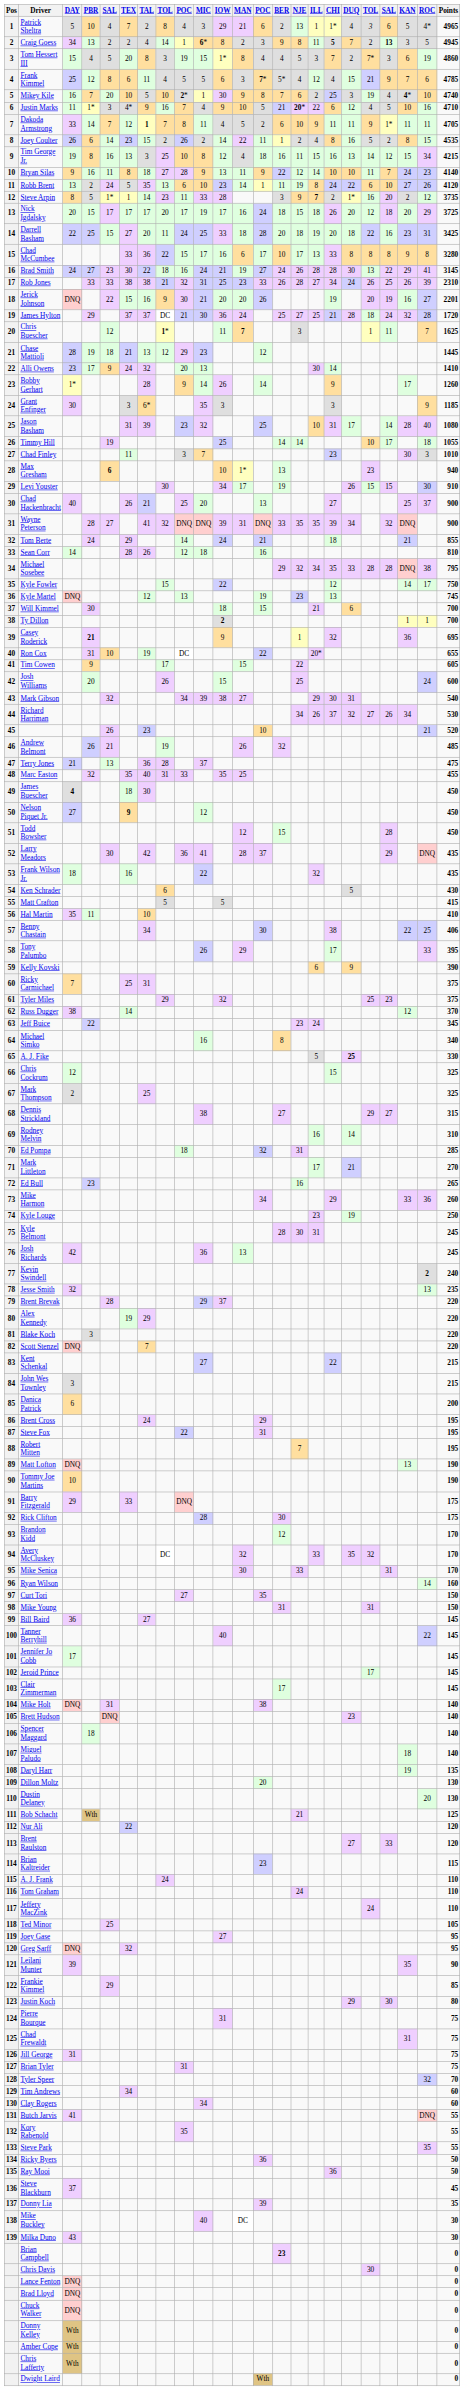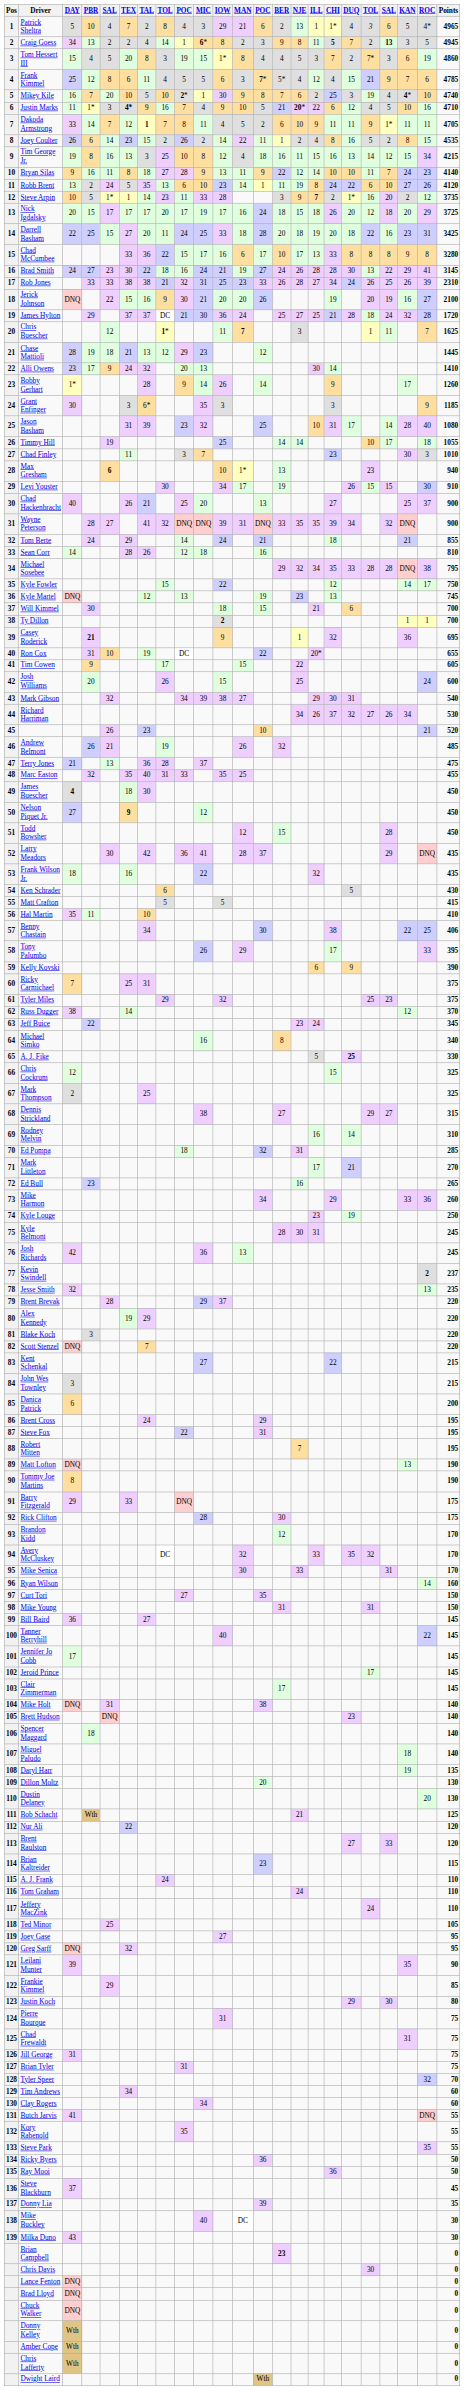(129, 108) normal -> (129, 108) bold
(72, 197) 8 -> (72, 197) 10
(451, 299) 2201 -> (451, 299) 2100
(453, 1273) 240 -> (453, 1273) 237
(72, 1481) 10 -> (72, 1481) 8
